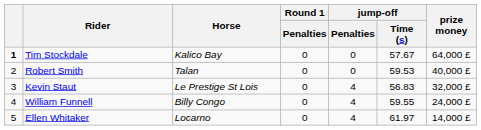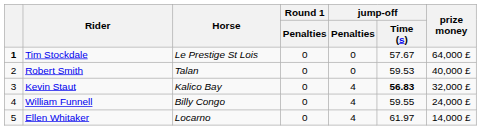(198, 55) Kalico Bay -> (216, 55) Le Prestige St Lois
(216, 86) Le Prestige St Lois -> (198, 86) Kalico Bay
(402, 86) normal -> (402, 86) bold
